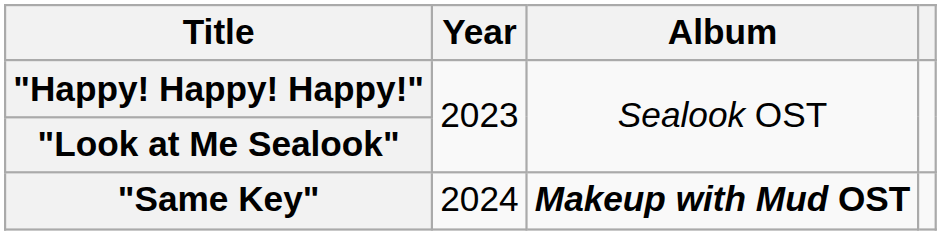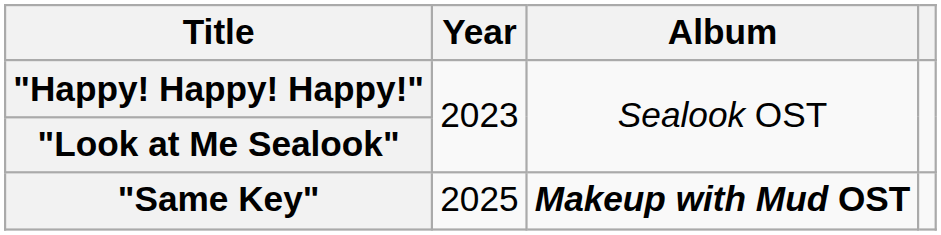(479, 199) 2024 -> (479, 199) 2025
